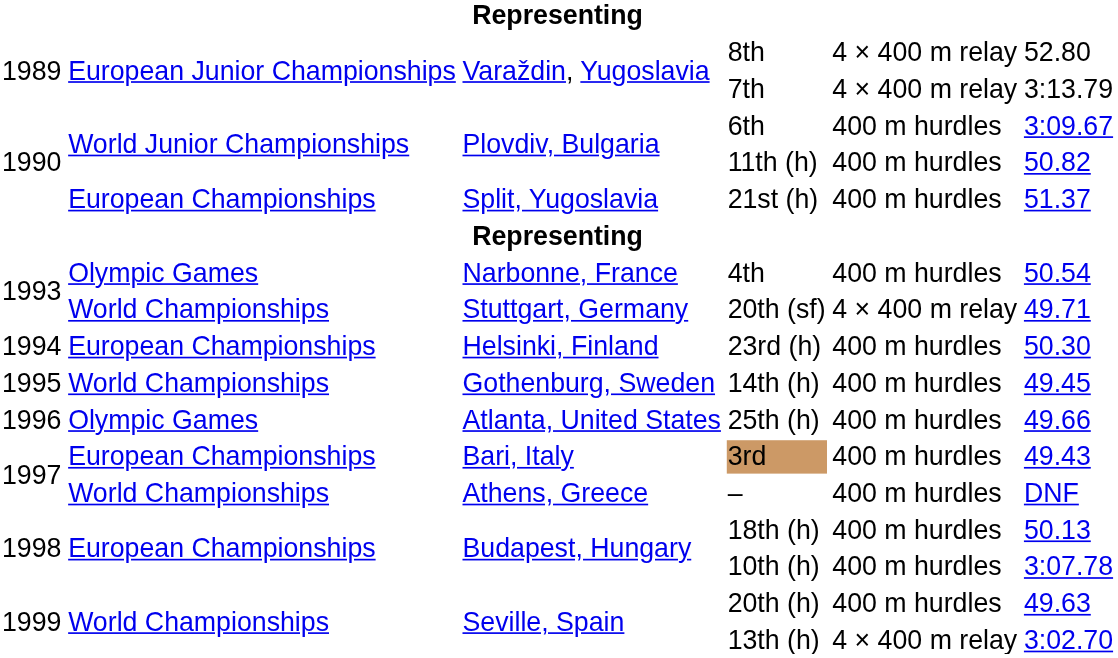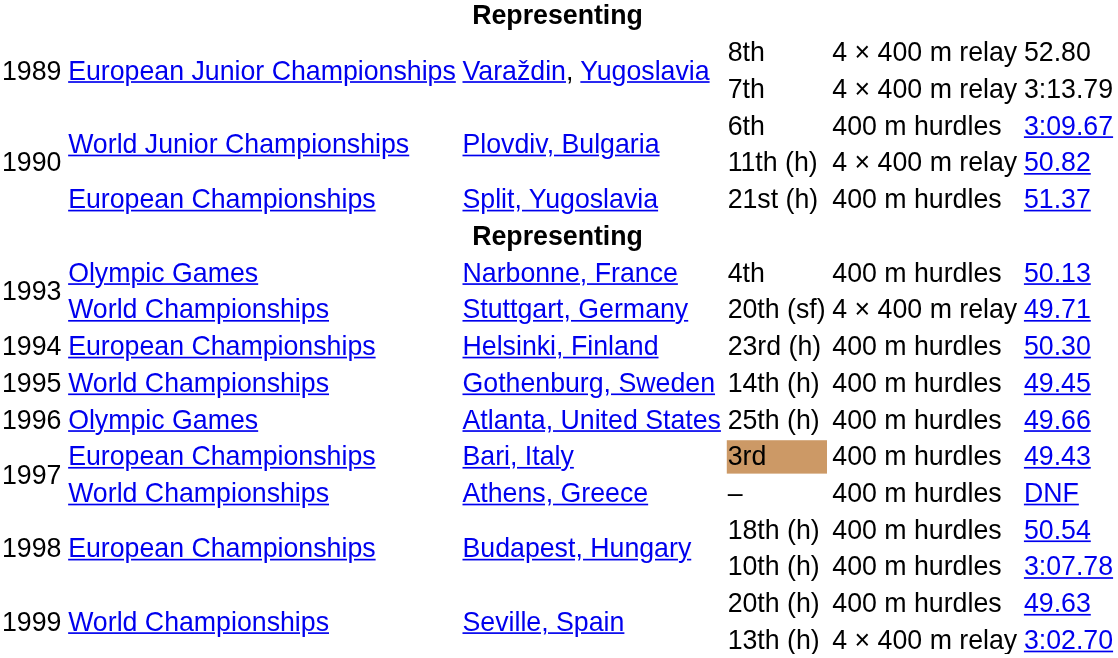(917, 162) 400 m hurdles -> (925, 162) 4 × 400 m relay
(1057, 272) 50.54 -> (1057, 272) 50.13
(1057, 530) 50.13 -> (1057, 530) 50.54
